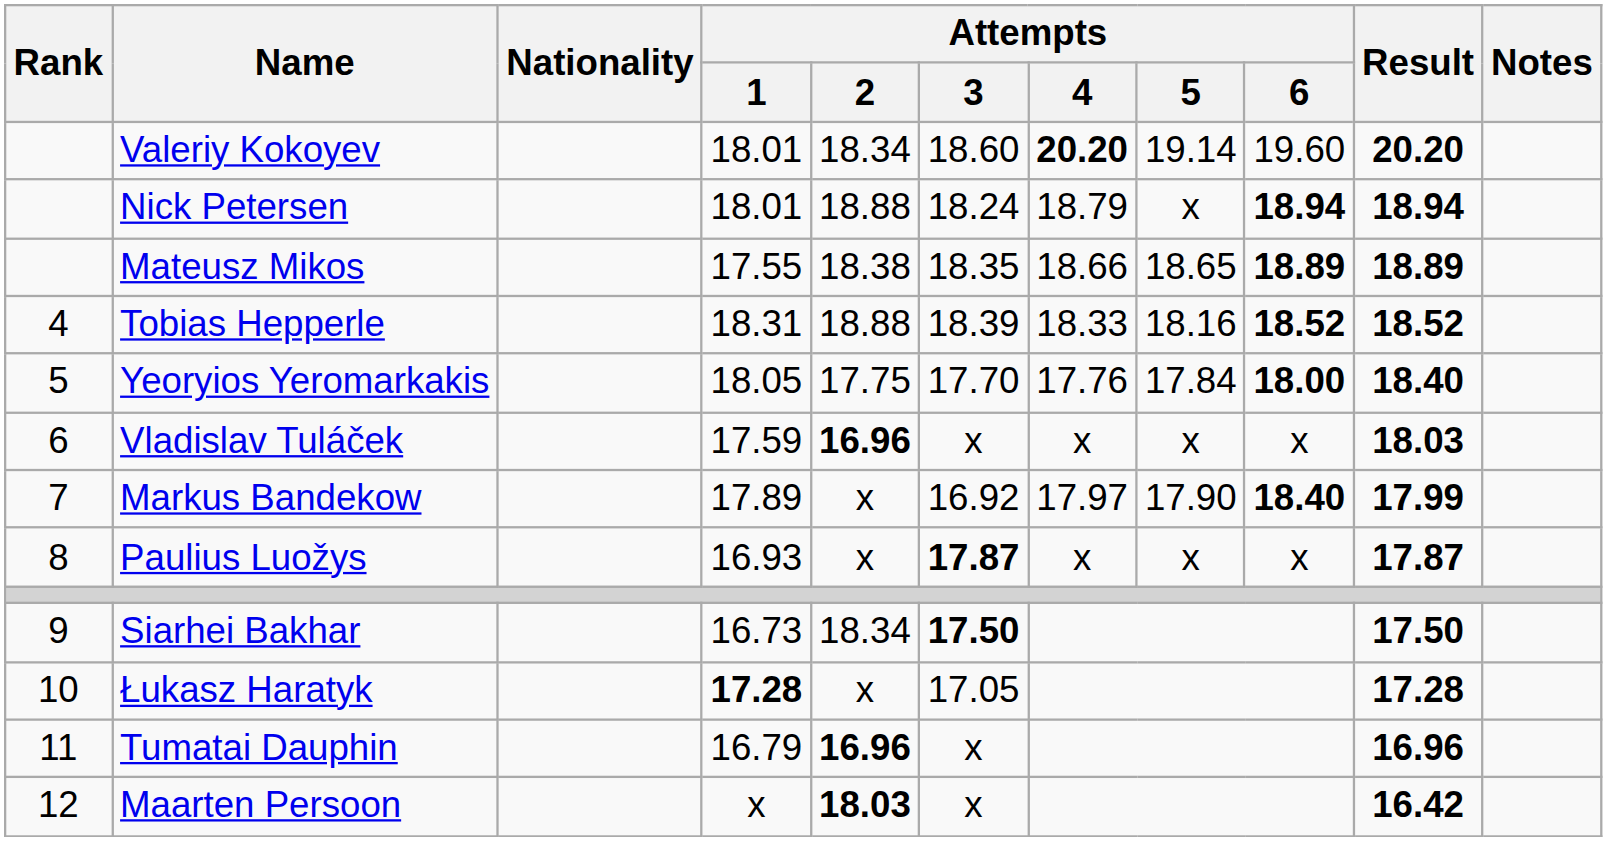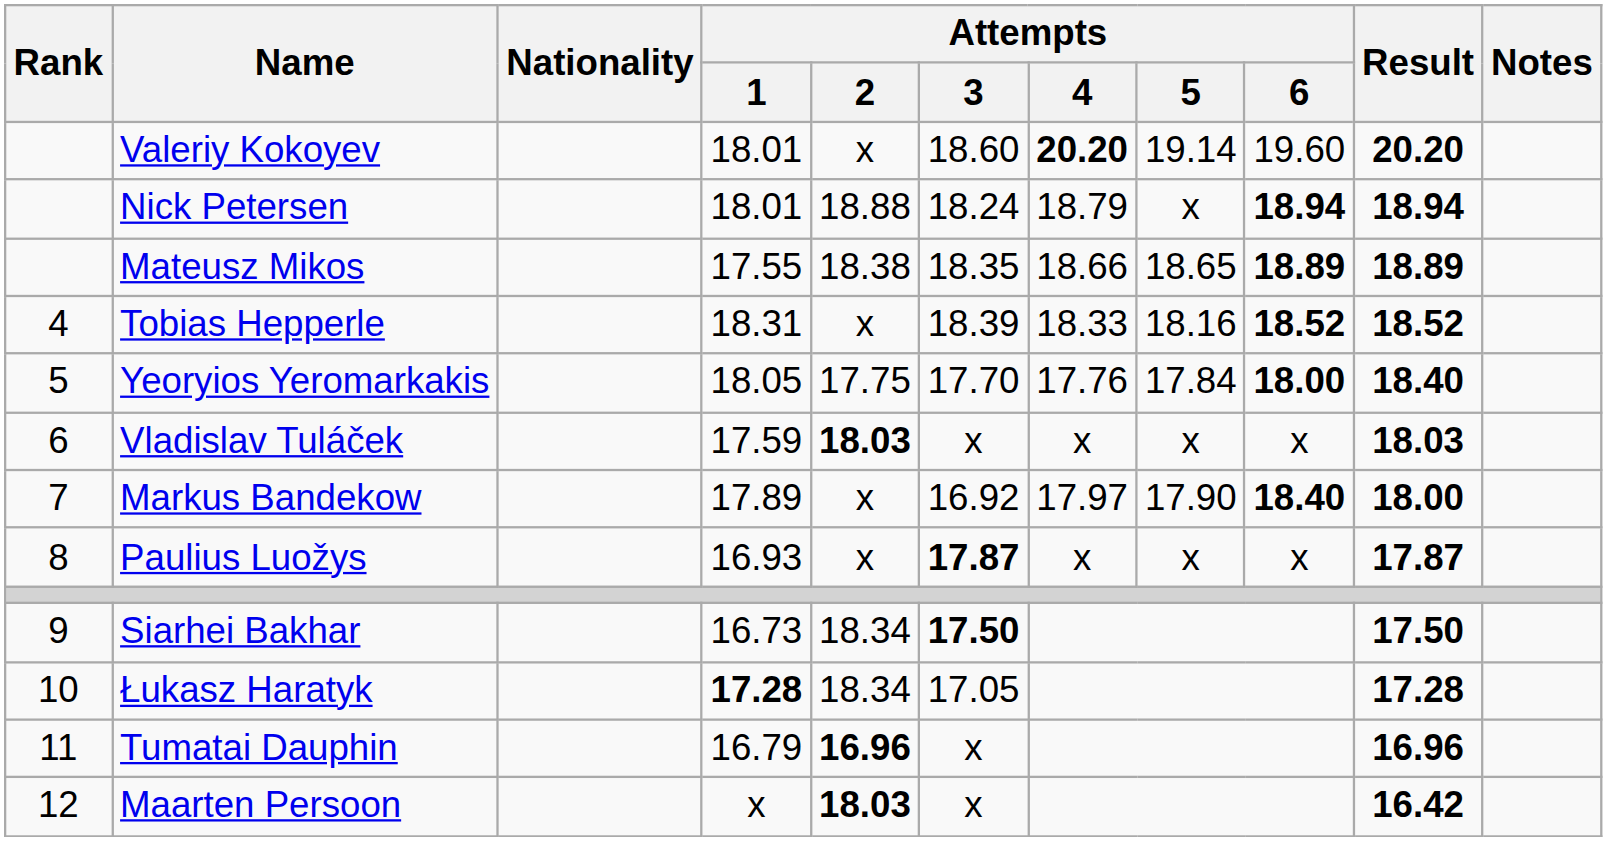(865, 149) 18.34 -> (865, 149) x
(865, 324) 18.88 -> (865, 324) x
(865, 440) 16.96 -> (865, 440) 18.03
(1418, 498) 17.99 -> (1418, 498) 18.00
(865, 689) x -> (865, 689) 18.34
